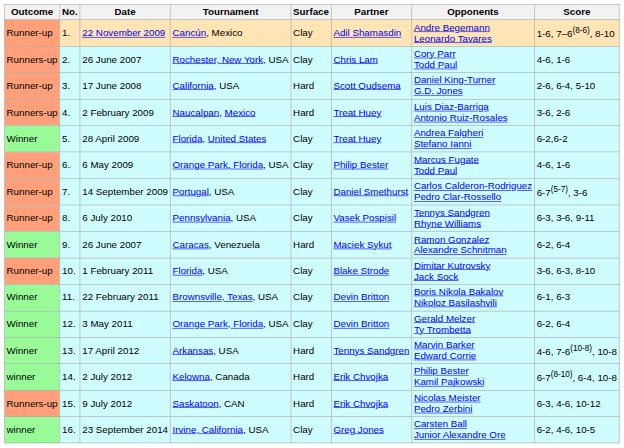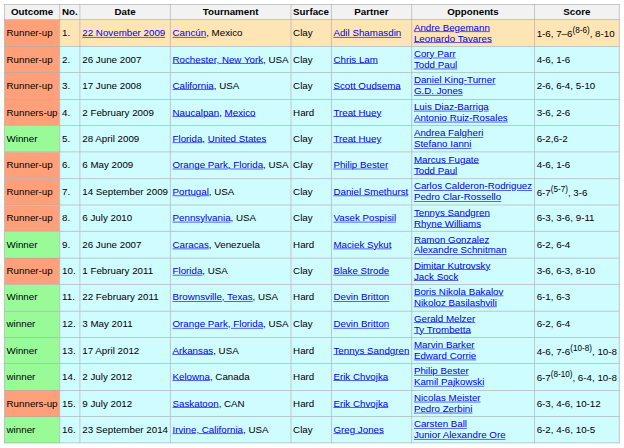(32, 59) Runners-up -> (30, 59) Runner-up
(304, 86) Hard -> (303, 86) Clay
(303, 297) Clay -> (304, 297) Hard
(22, 324) Winner -> (21, 324) winner
